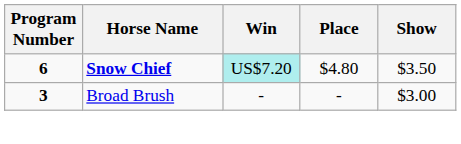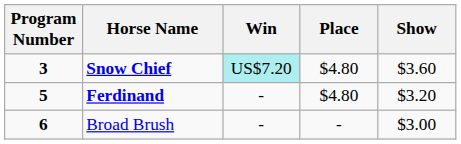(43, 68) 6 -> (43, 68) 3
(417, 68) $3.50 -> (417, 68) $3.60
+ row: (125, 96)
(43, 96) 3 -> (43, 125) 6
